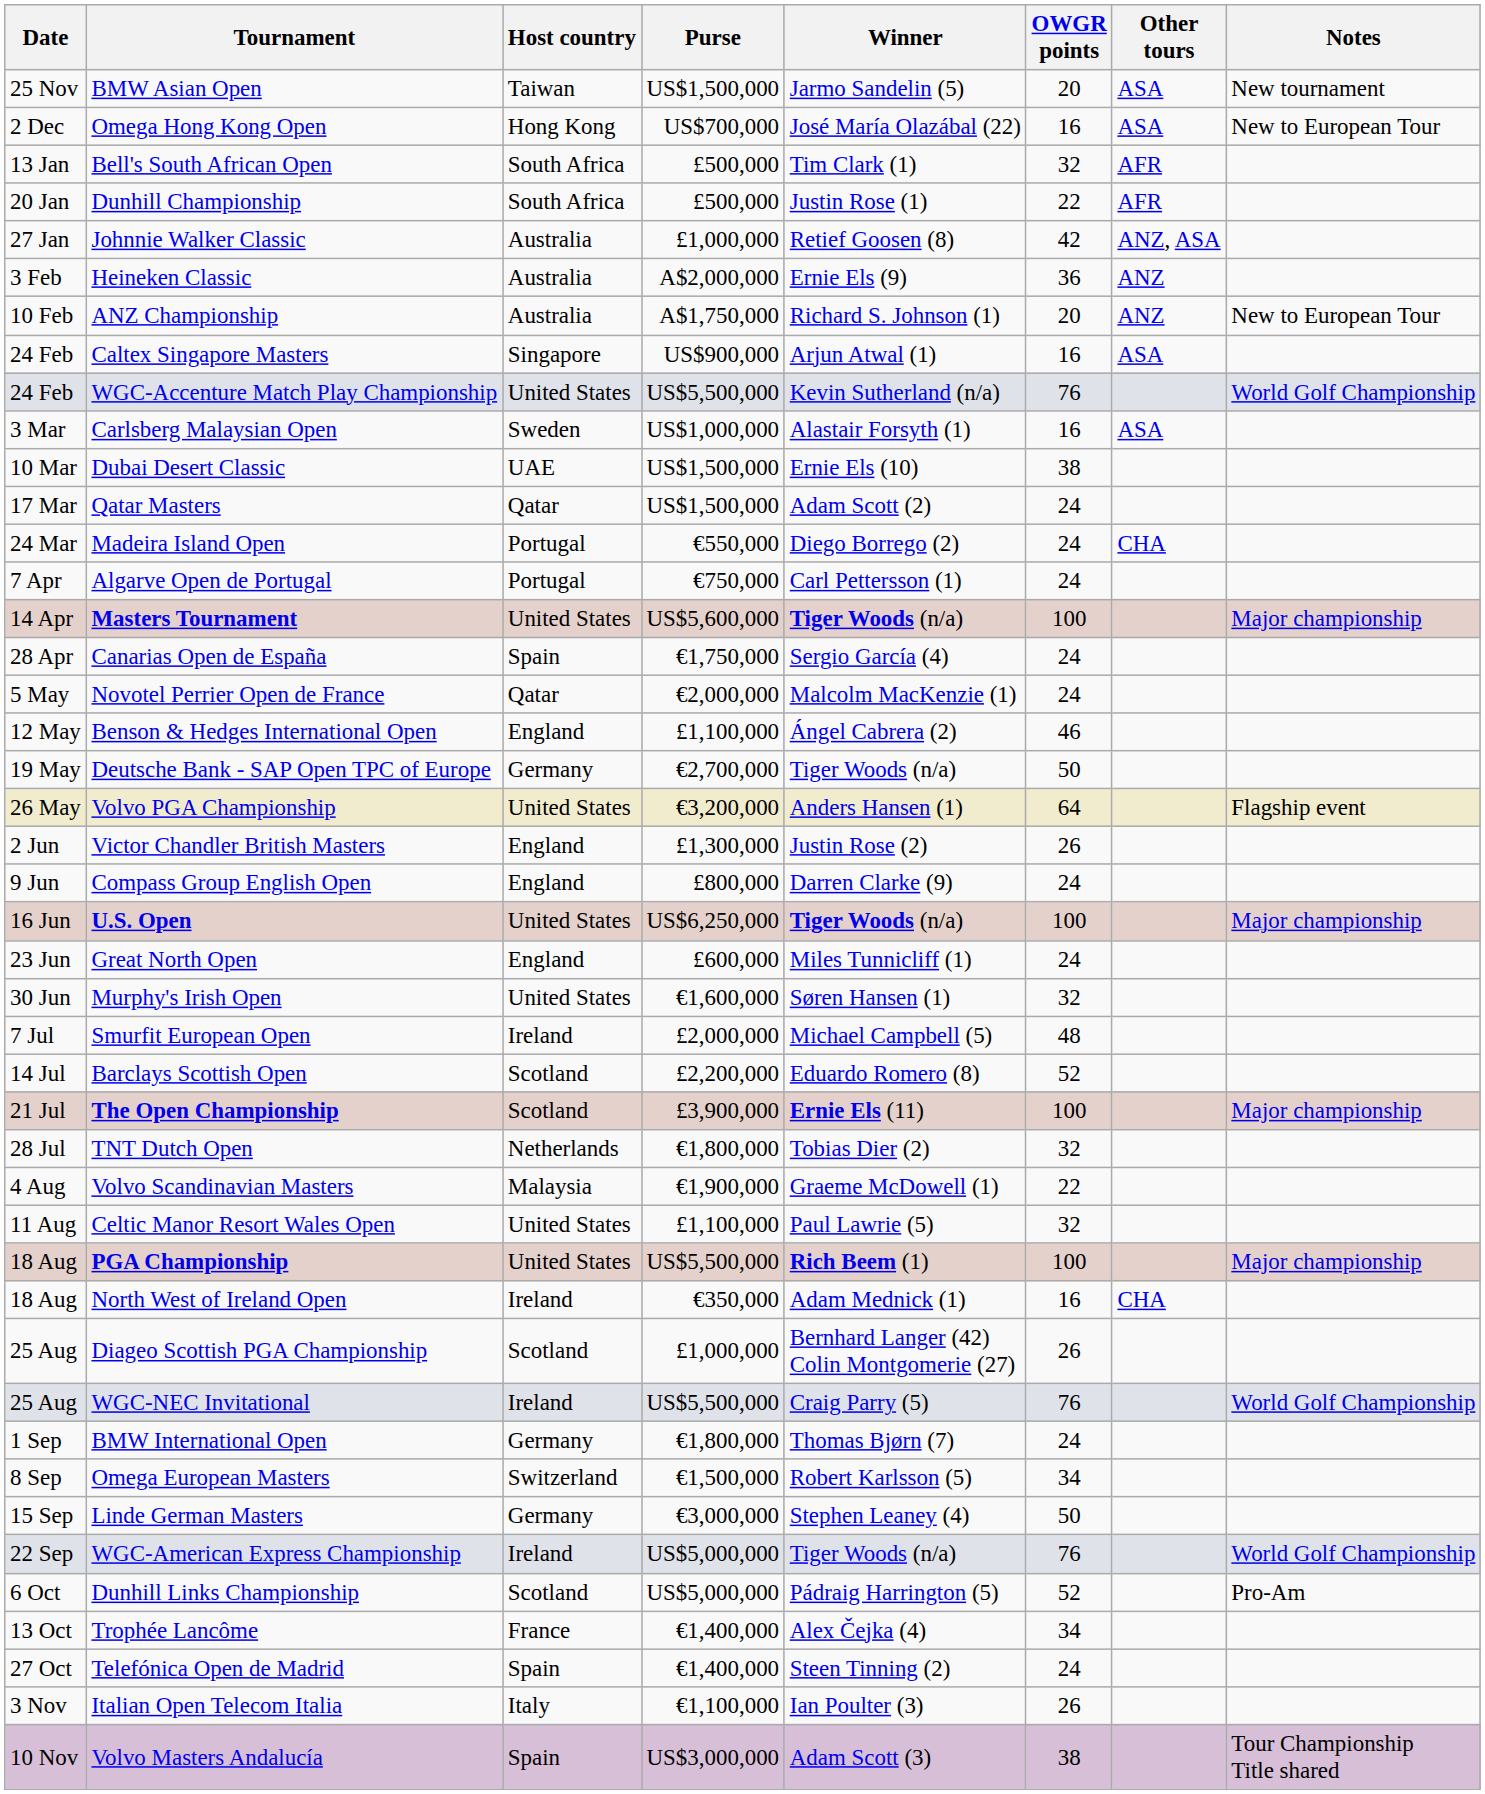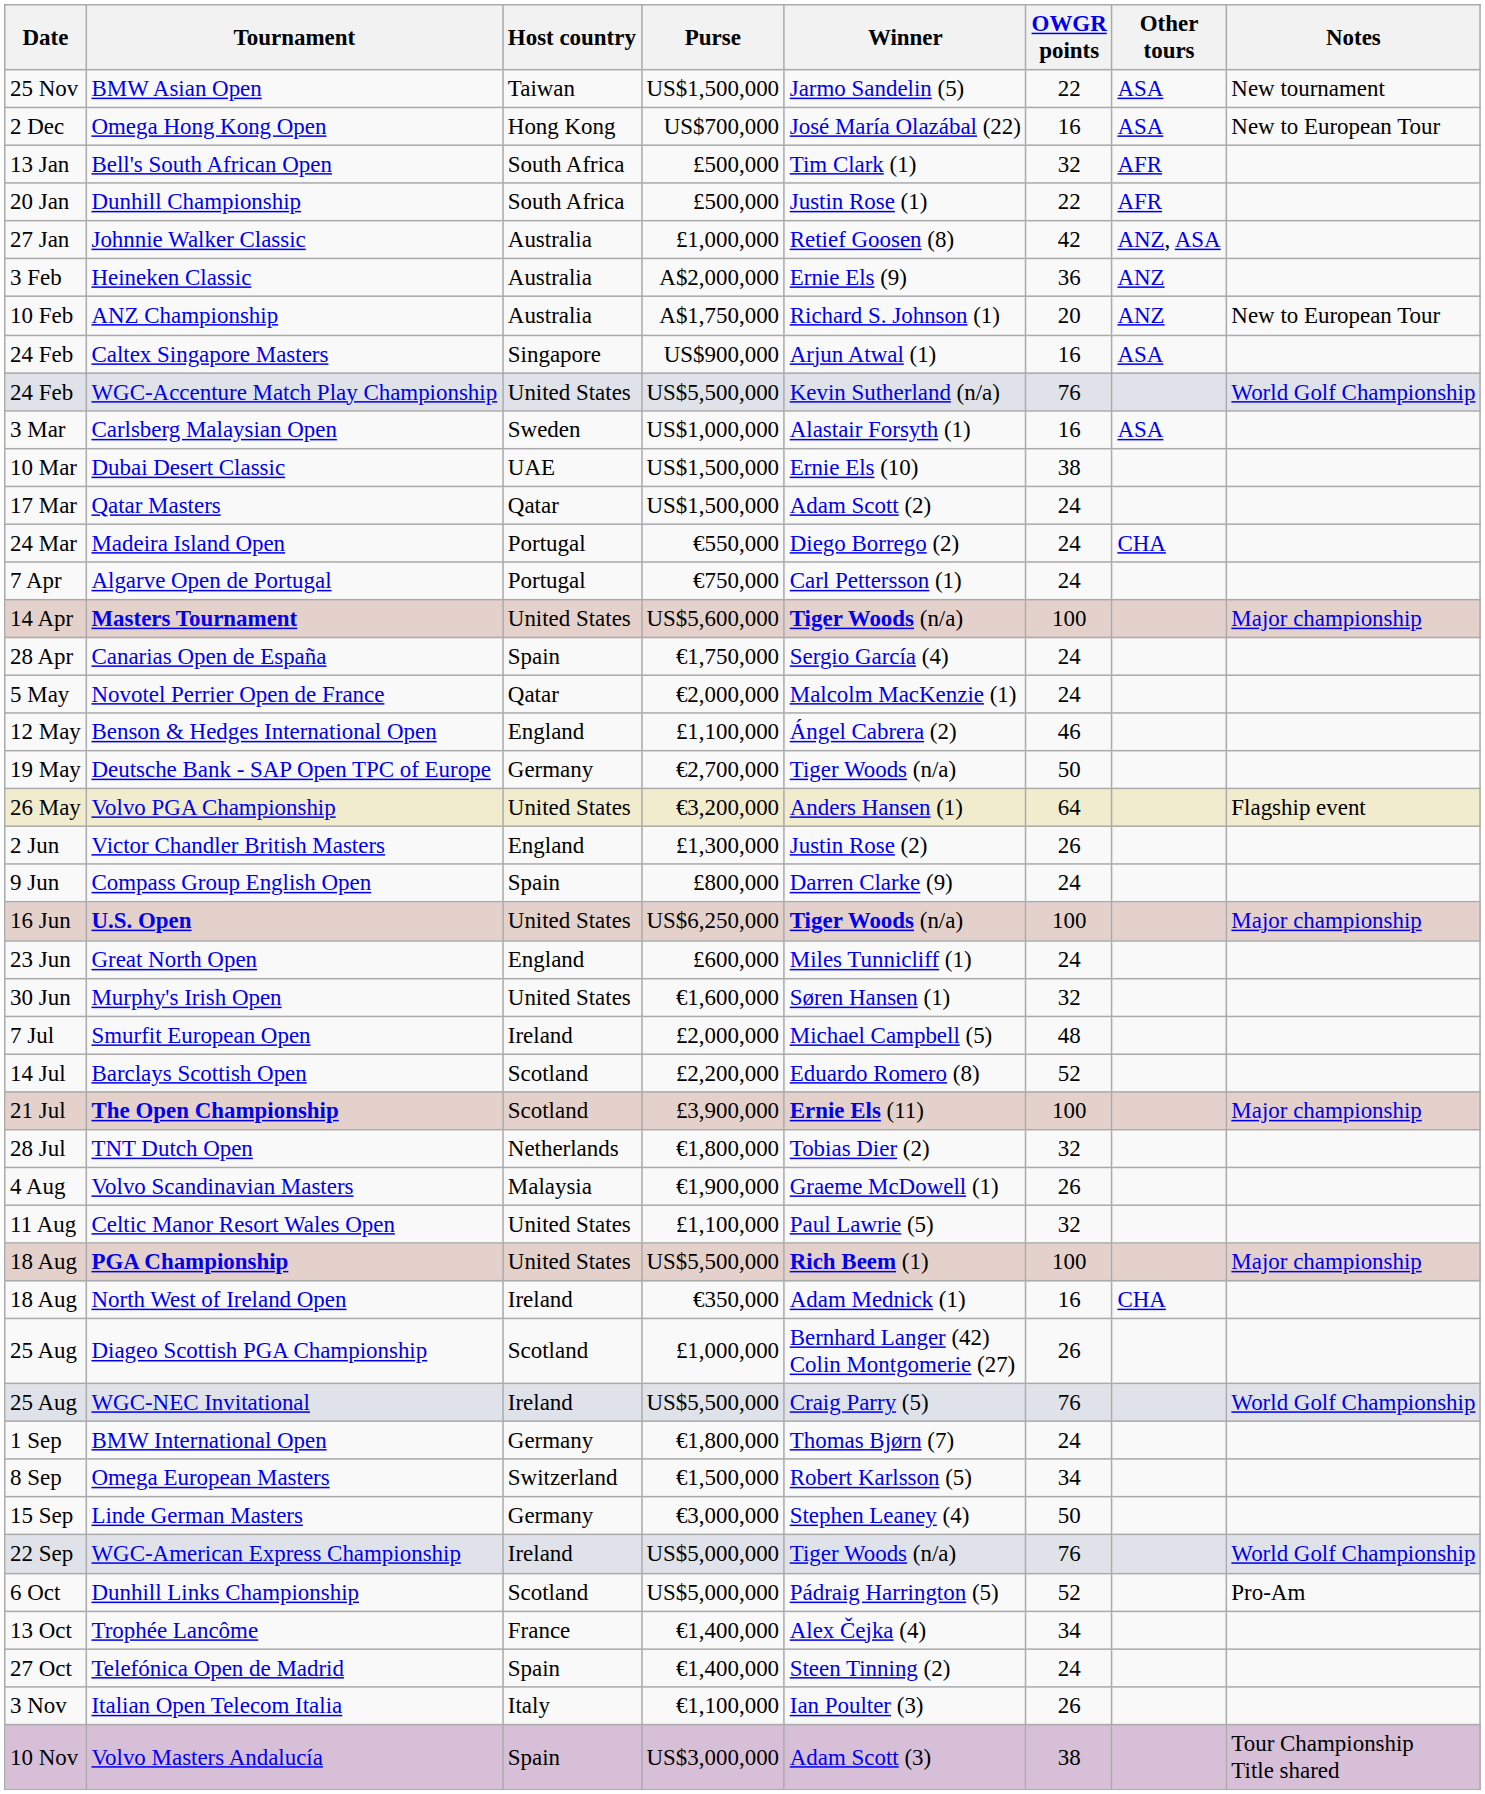(1069, 88) 20 -> (1069, 88) 22
(546, 883) England -> (534, 883) Spain
(1069, 1186) 22 -> (1069, 1186) 26
